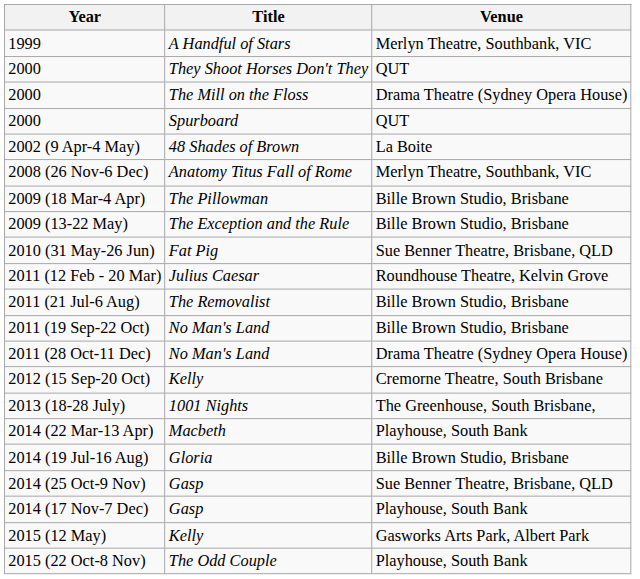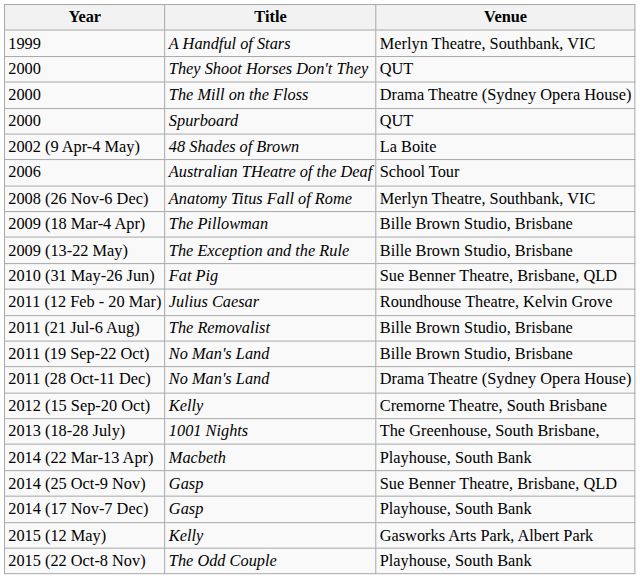+ row: (25, 172)
- row: (78, 457)
